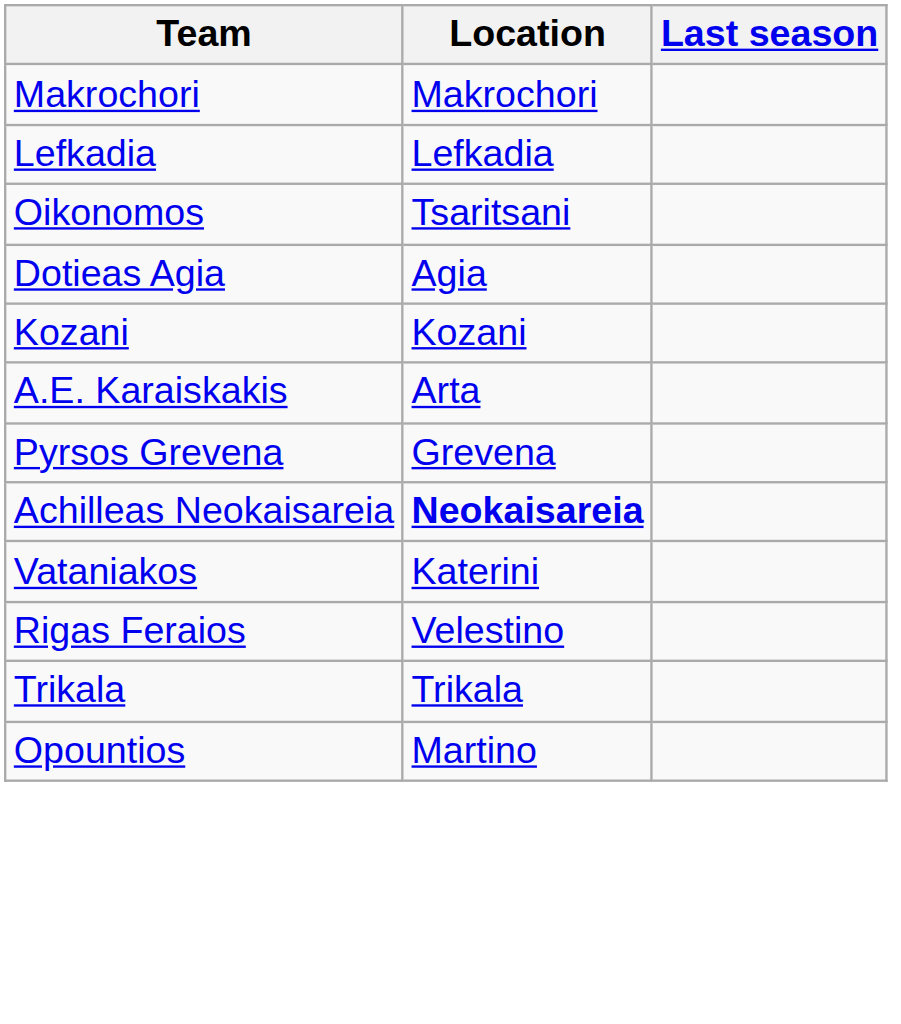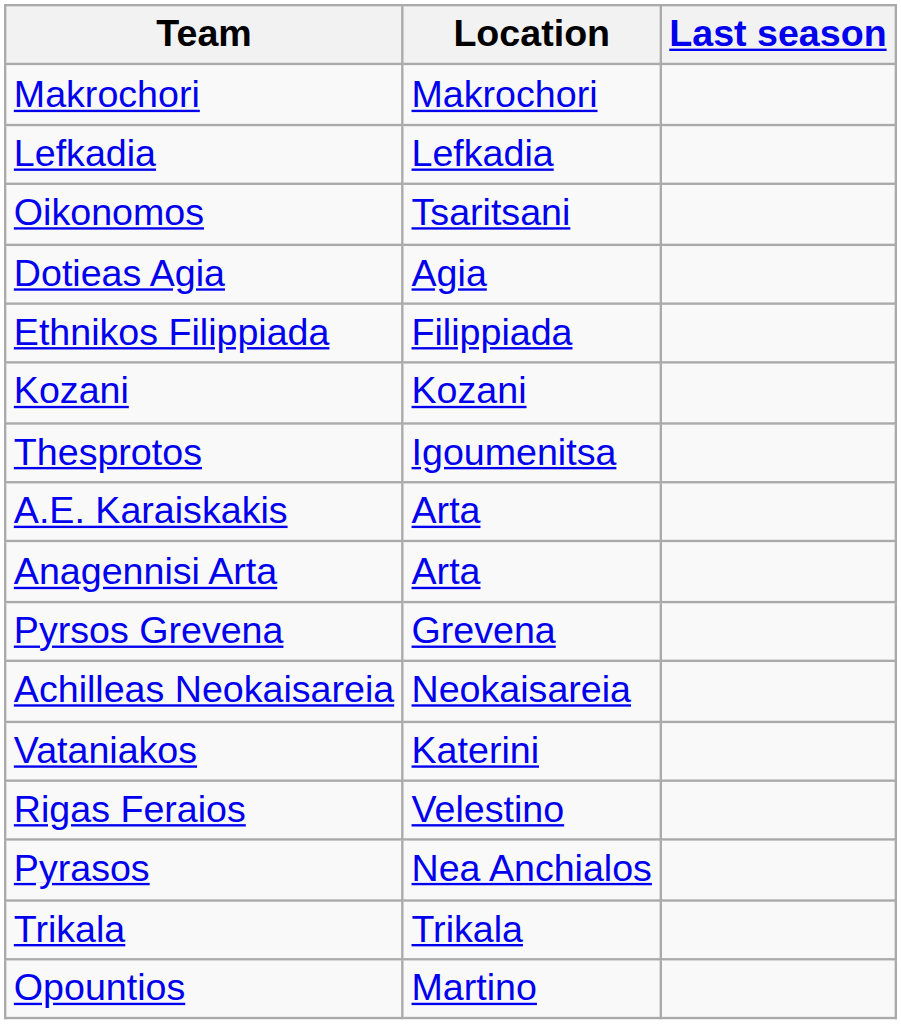+ row: (172, 332)
+ row: (108, 451)
+ row: (146, 570)
(528, 511) bold -> (521, 690) normal
+ row: (82, 869)
